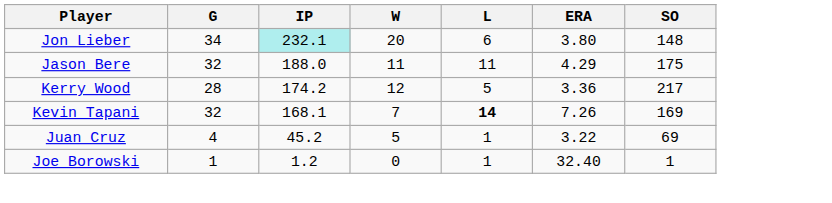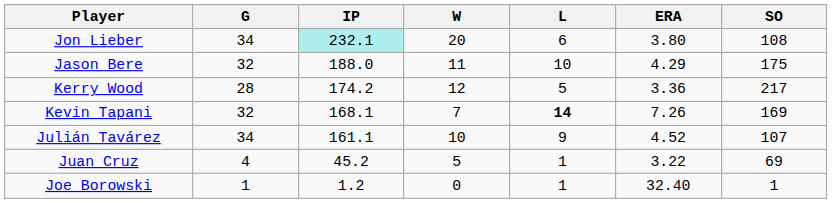(670, 41) 148 -> (774, 41) 108
(487, 65) 11 -> (563, 65) 10
+ row: (99, 137)
